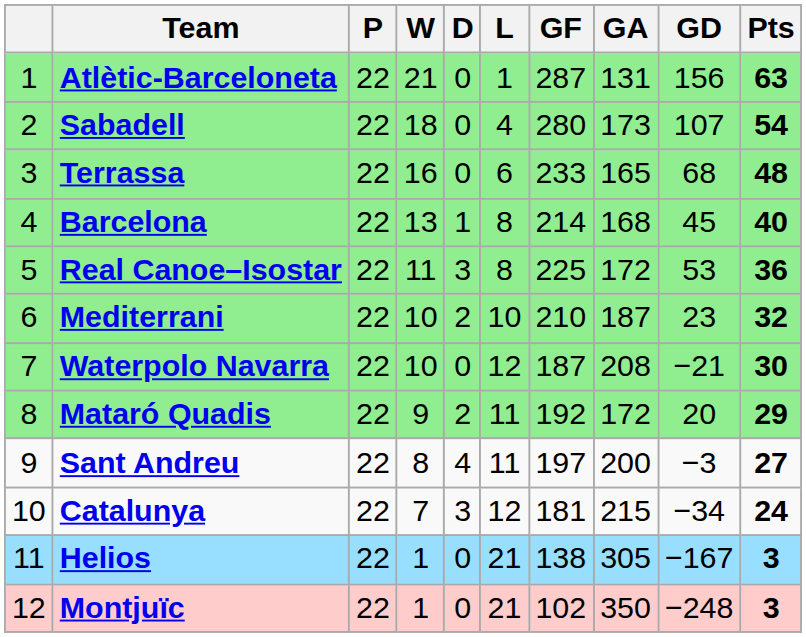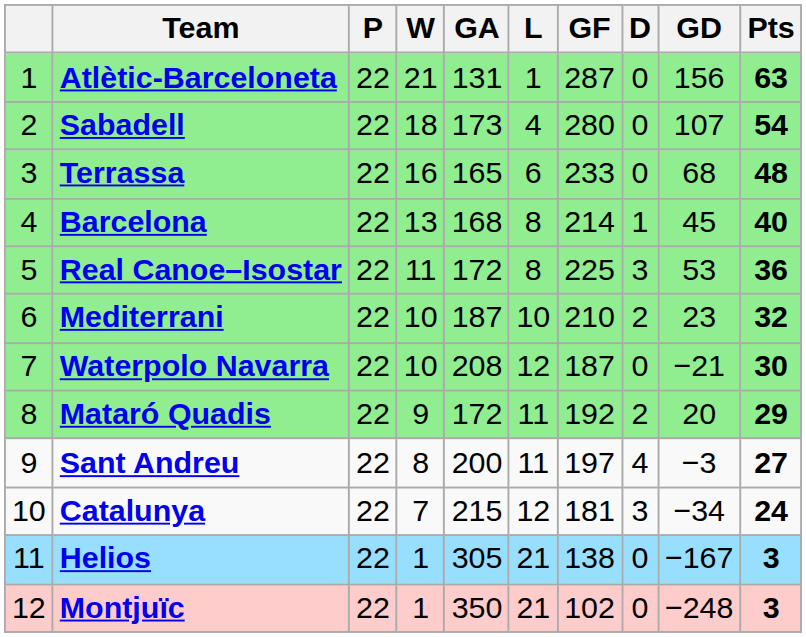columns swapped: (463, 28) <-> (626, 28)
